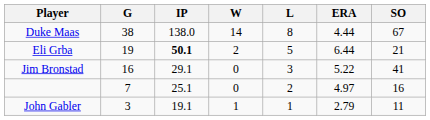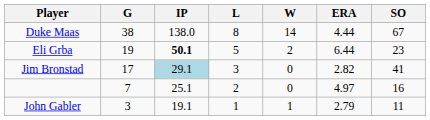columns swapped: (236, 13) <-> (290, 13)
(398, 50) 21 -> (398, 50) 23
(128, 69) 16 -> (128, 69) 17
(182, 69) no background -> (182, 69) lightblue background
(344, 69) 5.22 -> (344, 69) 2.82
